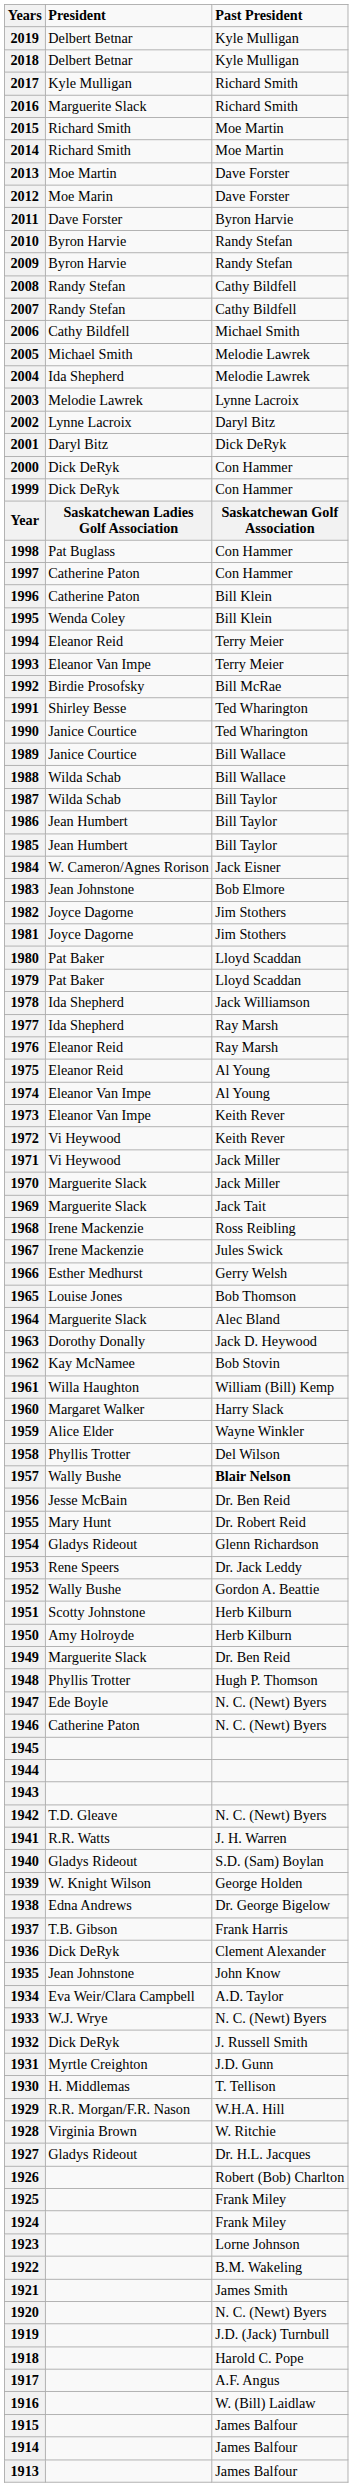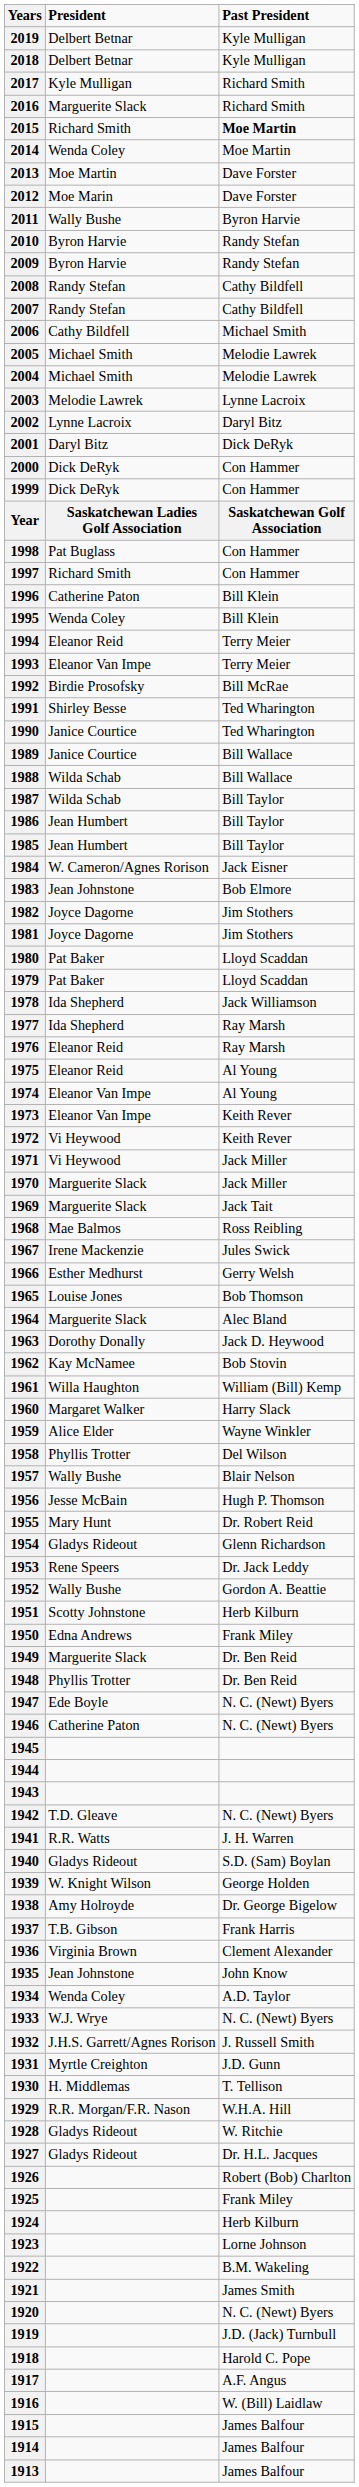(250, 128) normal -> (259, 128) bold
(90, 151) Richard Smith -> (87, 151) Wenda Coley
(85, 219) Dave Forster -> (85, 219) Wally Bushe
(86, 377) Ida Shepherd -> (90, 377) Michael Smith
(94, 573) Catherine Paton -> (90, 573) Richard Smith
(96, 1228) Irene Mackenzie -> (84, 1228) Mae Balmos
(253, 1477) bold -> (258, 1477) normal
(253, 1499) Dr. Ben Reid -> (273, 1499) Hugh P. Thomson
(91, 1635) Amy Holroyde -> (90, 1635) Edna Andrews
(253, 1635) Herb Kilburn -> (258, 1635) Frank Miley
(266, 1680) Hugh P. Thomson -> (260, 1680) Dr. Ben Reid
(90, 1906) Edna Andrews -> (91, 1906) Amy Holroyde
(84, 1951) Dick DeRyk -> (93, 1951) Virginia Brown
(122, 1996) Eva Weir/Clara Campbell -> (87, 1996) Wenda Coley
(84, 2041) Dick DeRyk -> (132, 2041) J.H.S. Garrett/Agnes Rorison
(93, 2132) Virginia Brown -> (93, 2132) Gladys Rideout
(251, 2222) Frank Miley -> (260, 2222) Herb Kilburn
